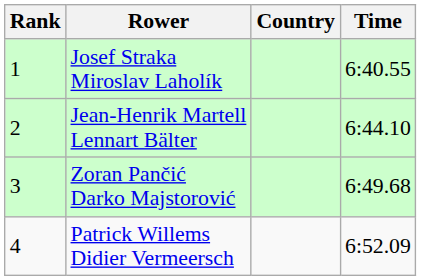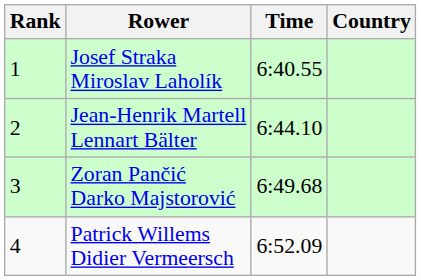columns swapped: (296, 21) <-> (378, 21)
